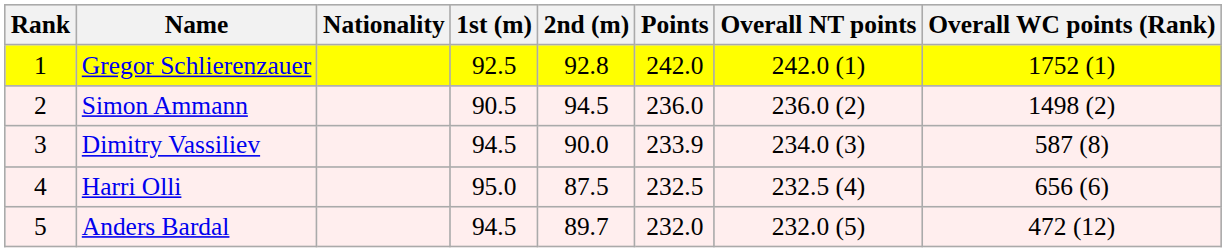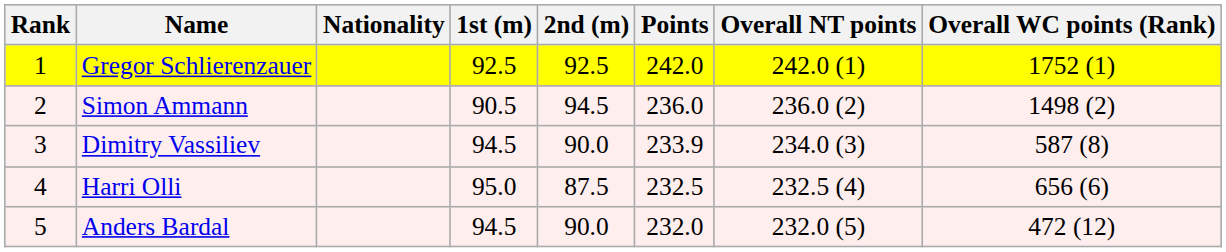(586, 65) 92.8 -> (586, 65) 92.5
(586, 226) 89.7 -> (586, 226) 90.0
